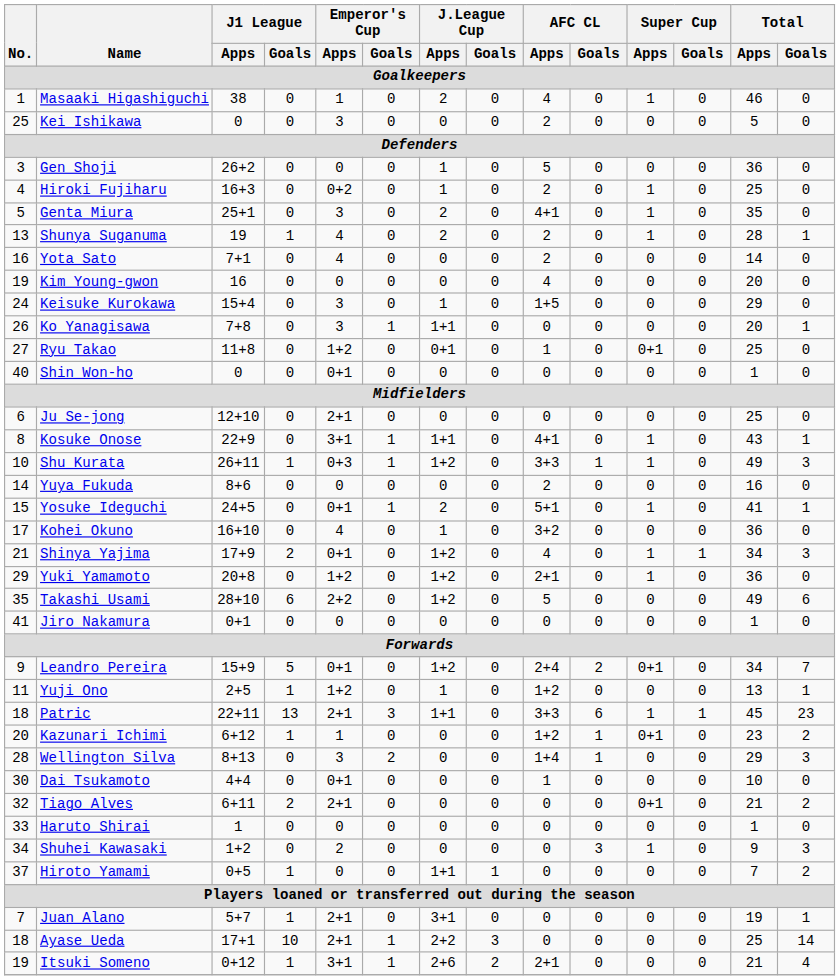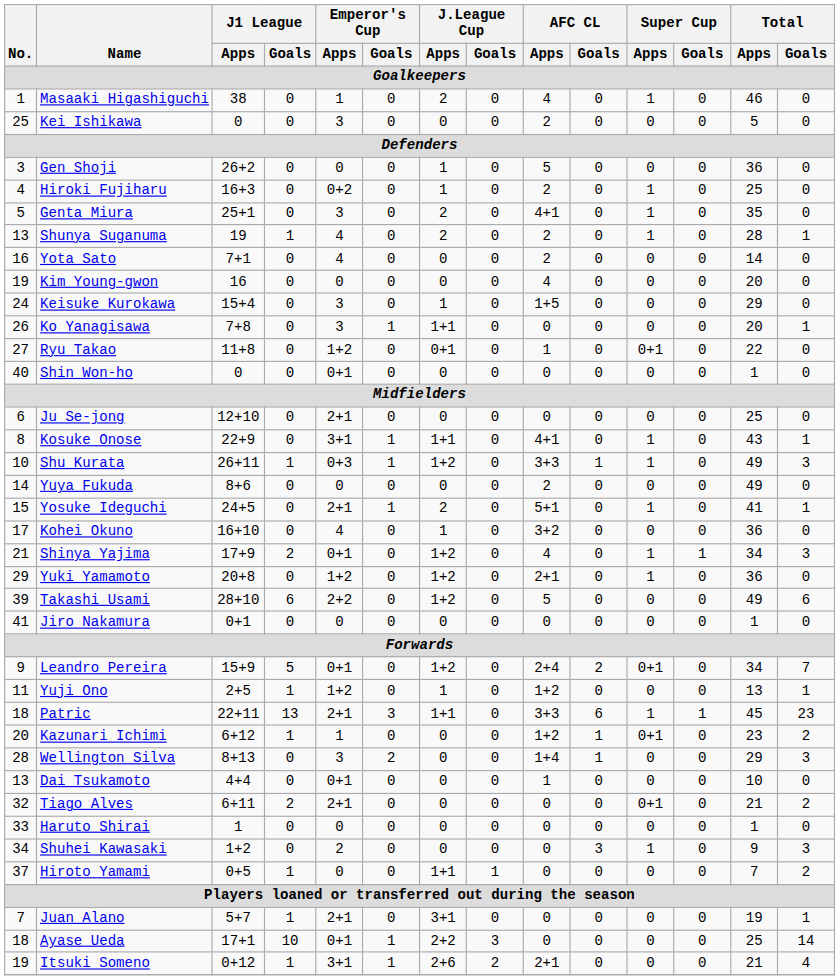(754, 350) 25 -> (754, 350) 22
(754, 487) 16 -> (754, 487) 49
(339, 510) 0+1 -> (339, 510) 2+1
(21, 600) 35 -> (21, 600) 39
(21, 782) 30 -> (21, 782) 13
(339, 941) 2+1 -> (339, 941) 0+1
